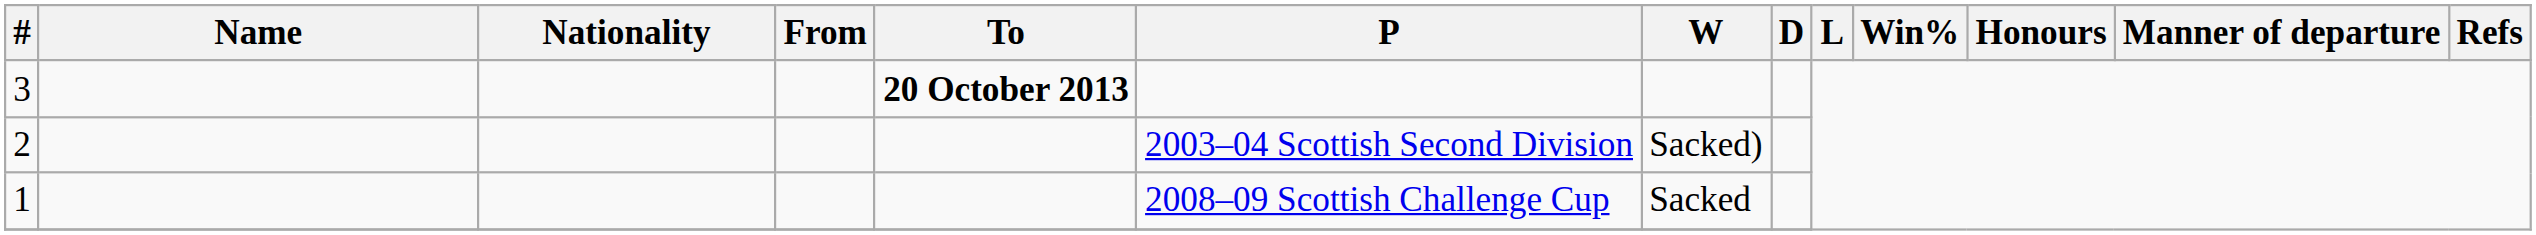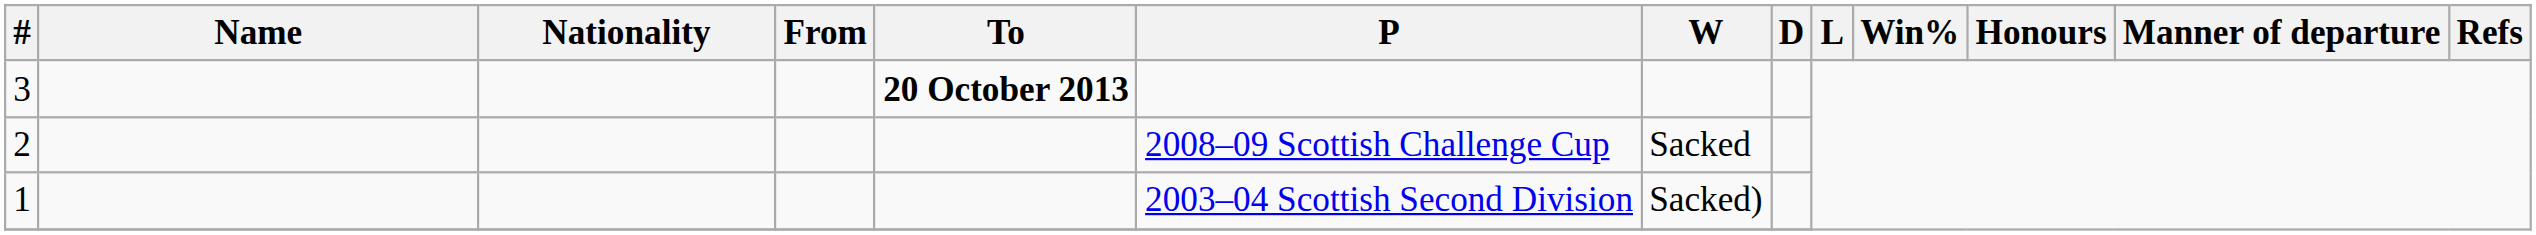(1389, 144) 2003–04 Scottish Second Division -> (1377, 144) 2008–09 Scottish Challenge Cup
(1706, 144) Sacked) -> (1700, 144) Sacked
(1377, 199) 2008–09 Scottish Challenge Cup -> (1389, 199) 2003–04 Scottish Second Division
(1700, 199) Sacked -> (1706, 199) Sacked)
